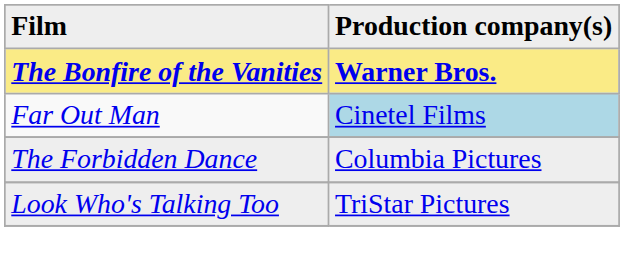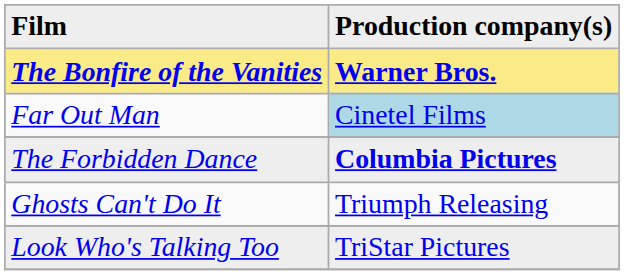(438, 159) normal -> (446, 159) bold
+ row: (116, 203)
